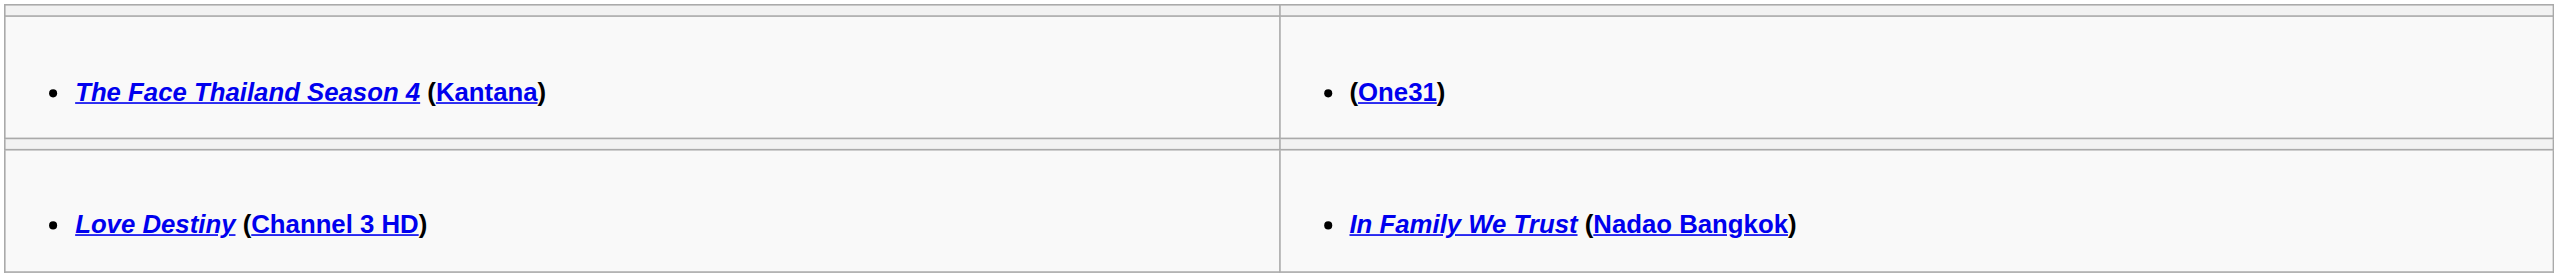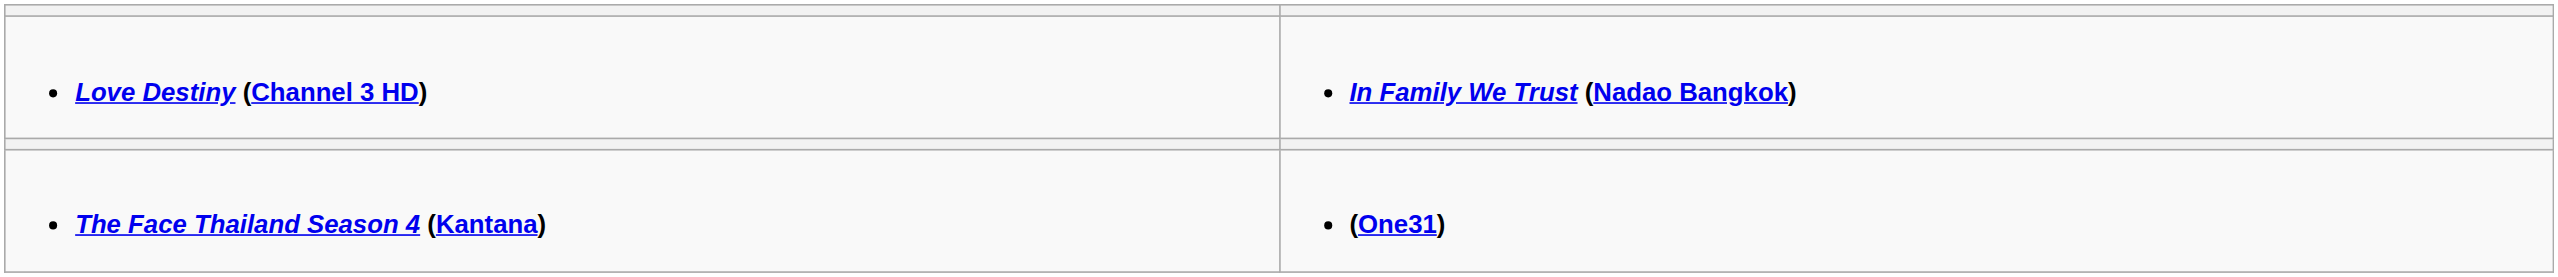rows swapped: (642, 92) <-> (642, 225)
